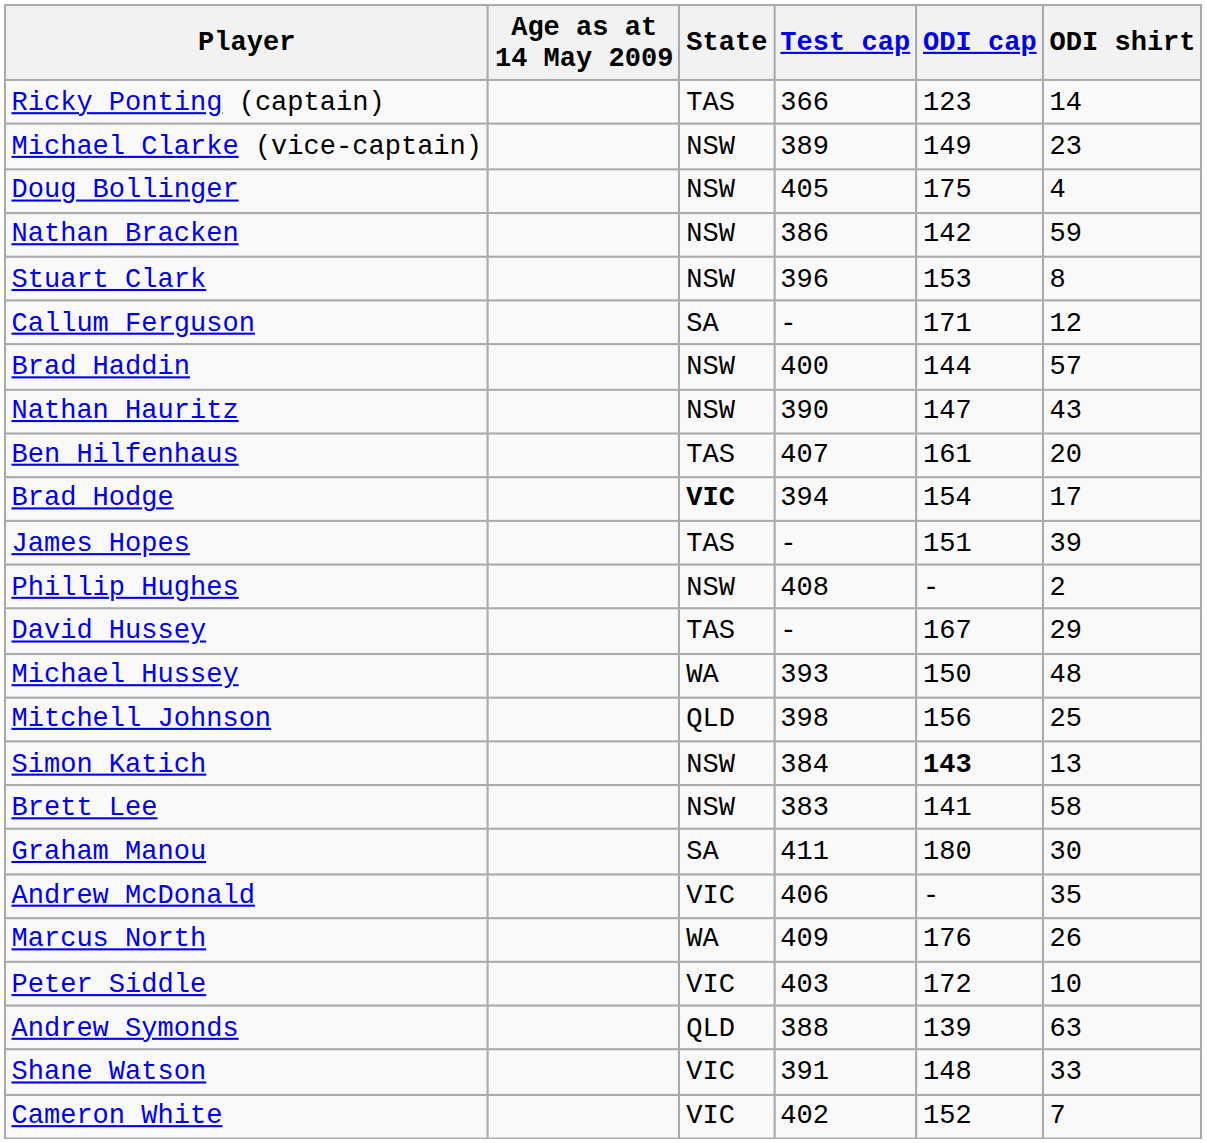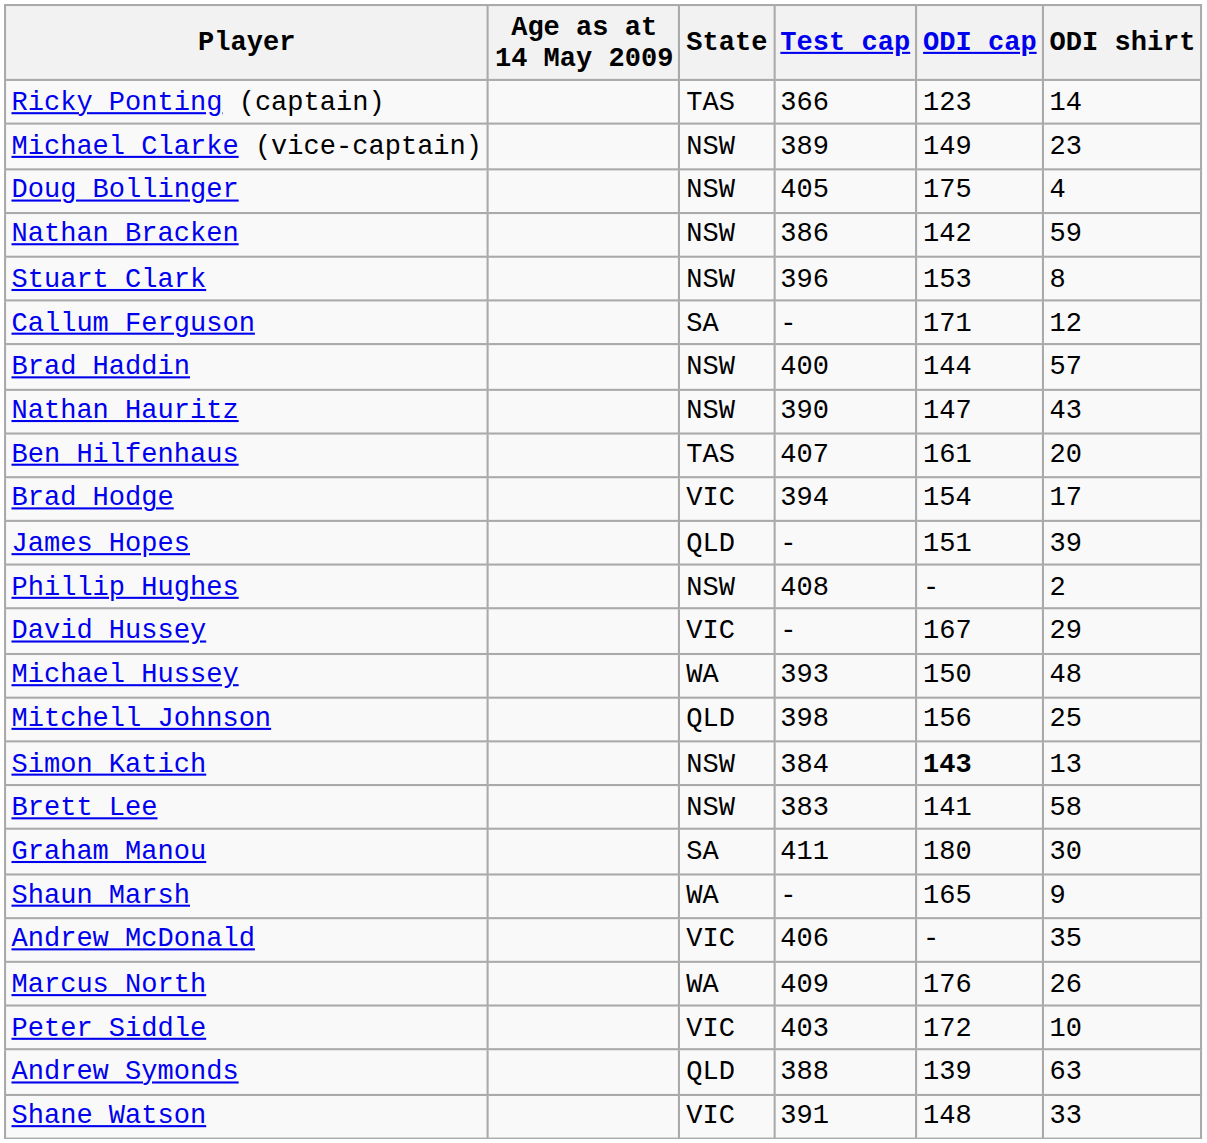(711, 499) bold -> (711, 499) normal
(711, 543) TAS -> (711, 543) QLD
(711, 631) TAS -> (711, 631) VIC
+ row: (101, 896)
- row: (117, 1116)
